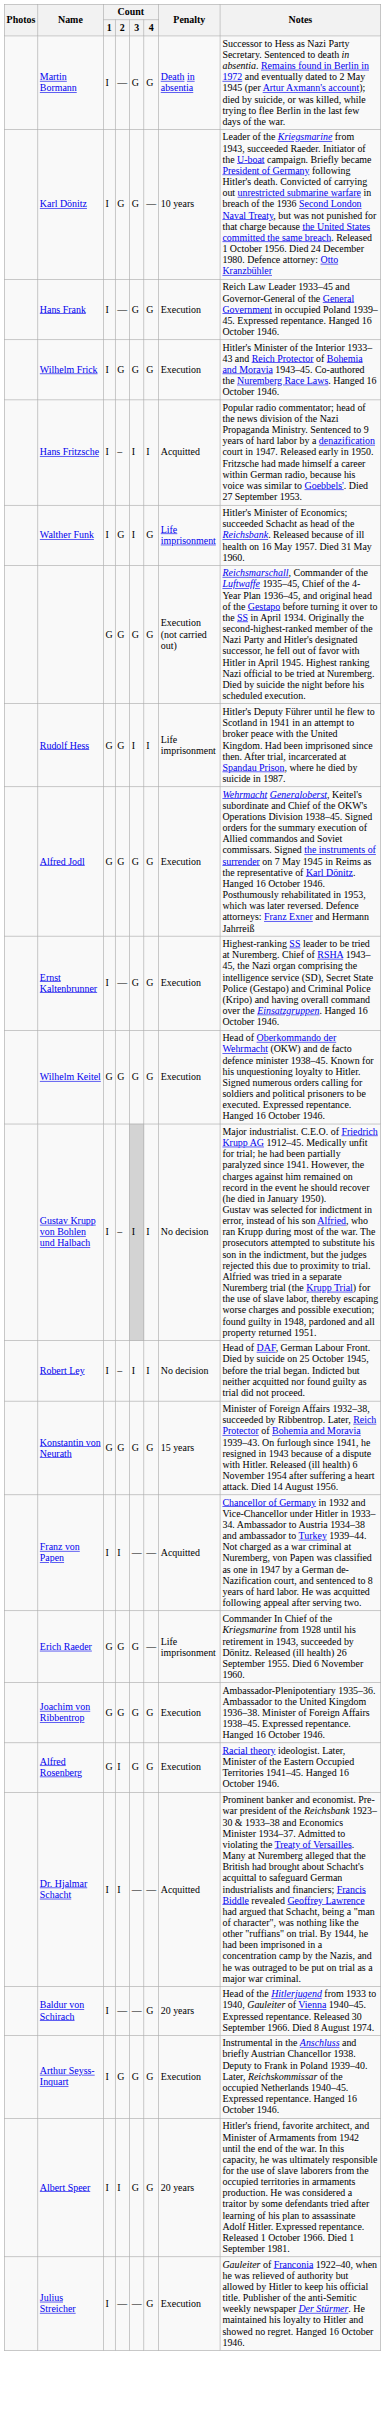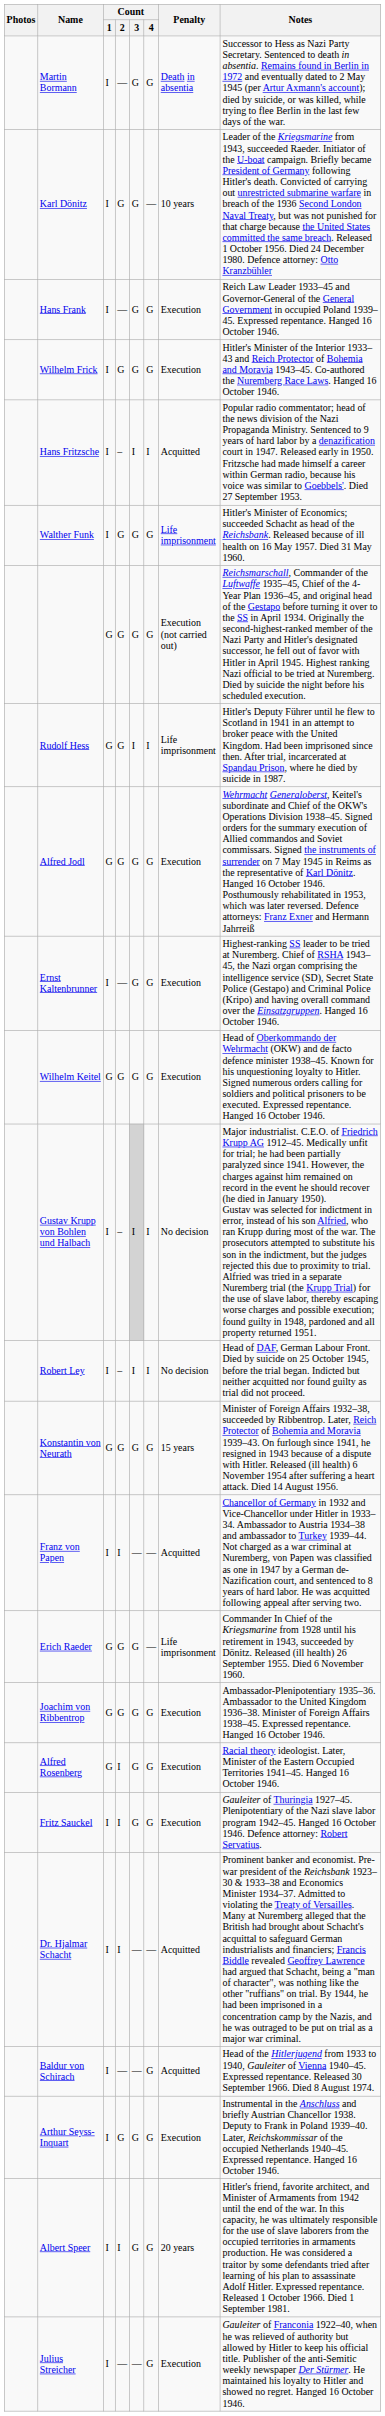(133, 535) I -> (135, 535) G
+ row: (66, 1822)
(177, 2011) 20 years -> (180, 2071) Acquitted
